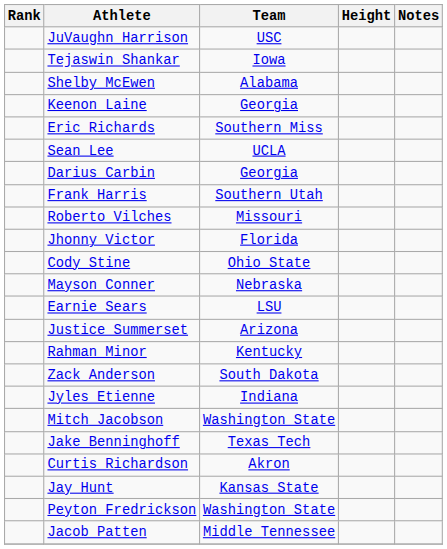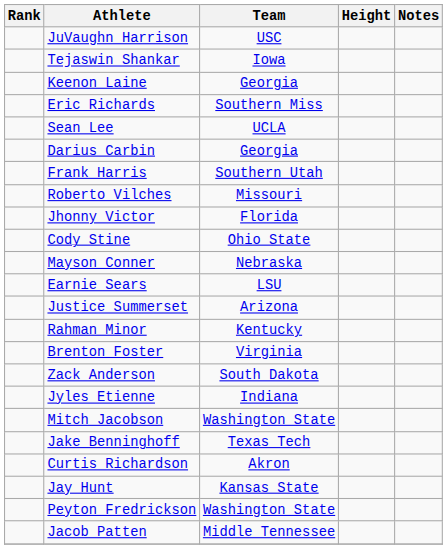- row: (101, 83)
+ row: (105, 353)
